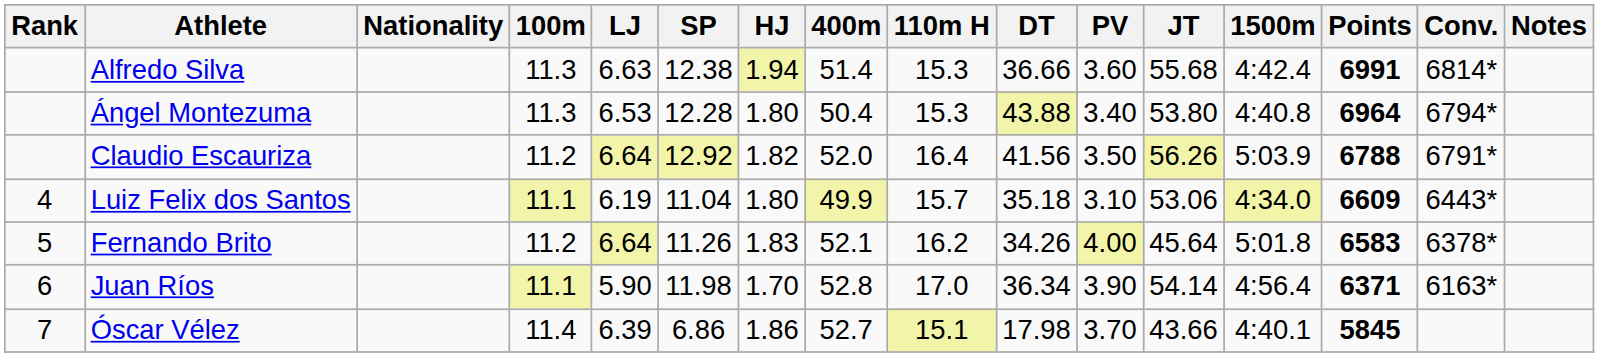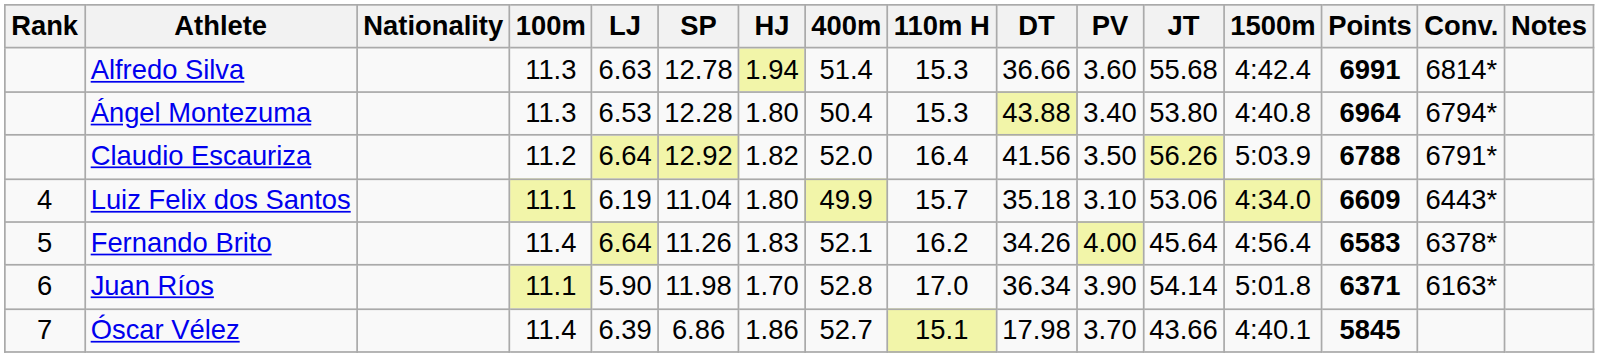(699, 69) 12.38 -> (699, 69) 12.78
(551, 243) 11.2 -> (551, 243) 11.4
(1273, 243) 5:01.8 -> (1273, 243) 4:56.4
(1273, 286) 4:56.4 -> (1273, 286) 5:01.8
